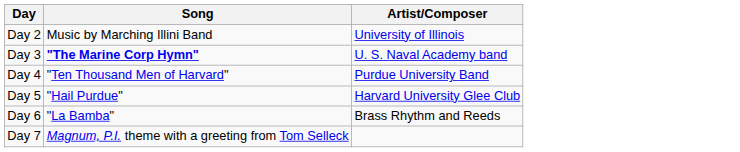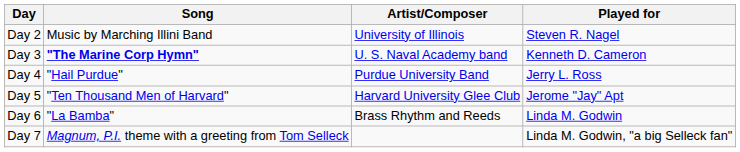+ column: (629, 14)
(138, 75) "Ten Thousand Men of Harvard" -> (85, 75) "Hail Purdue"
(85, 95) "Hail Purdue" -> (138, 95) "Ten Thousand Men of Harvard"
